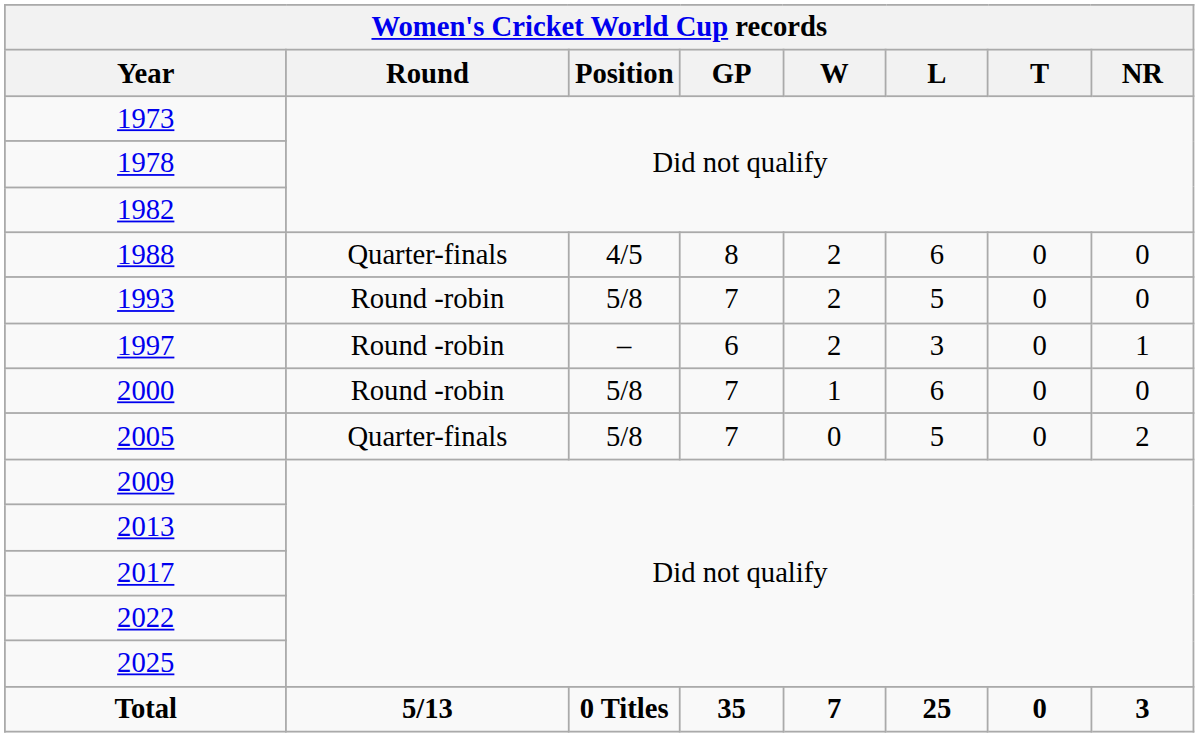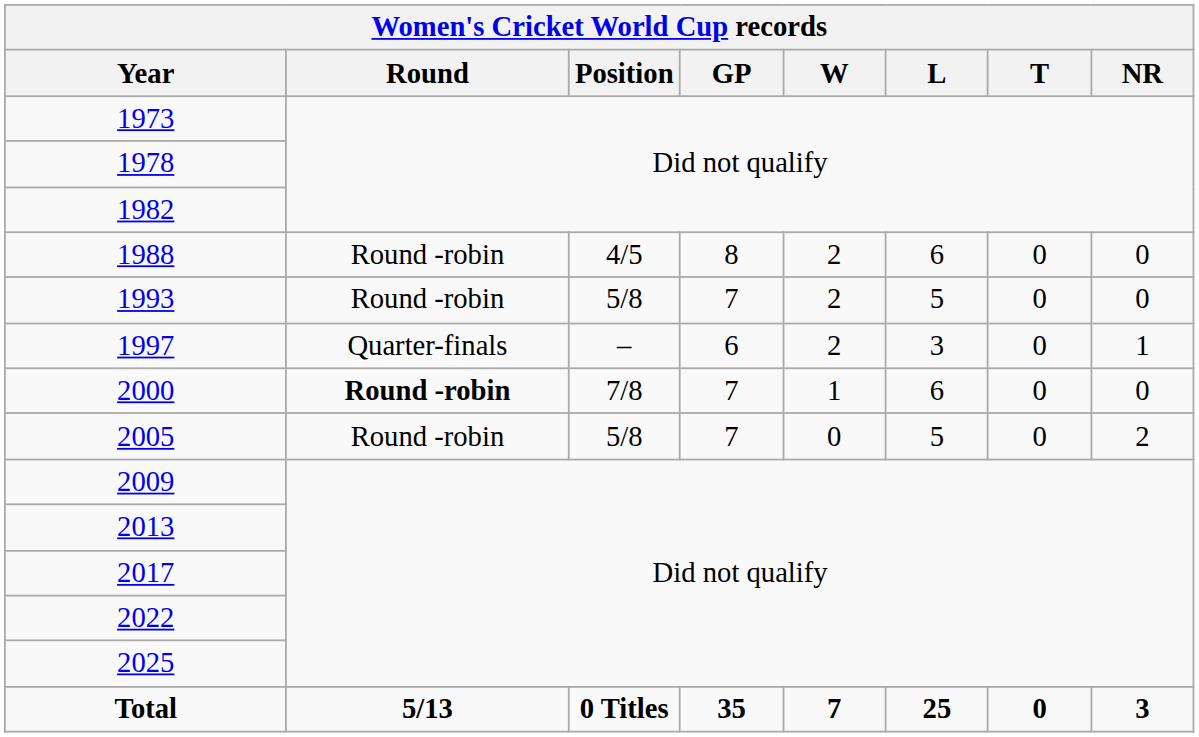(427, 254) Quarter-finals -> (427, 254) Round -robin
(427, 345) Round -robin -> (427, 345) Quarter-finals
(427, 390) normal -> (427, 390) bold
(624, 390) 5/8 -> (624, 390) 7/8
(427, 436) Quarter-finals -> (427, 436) Round -robin
